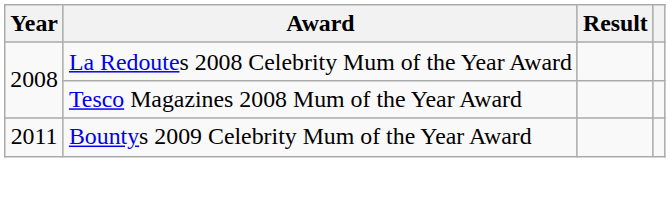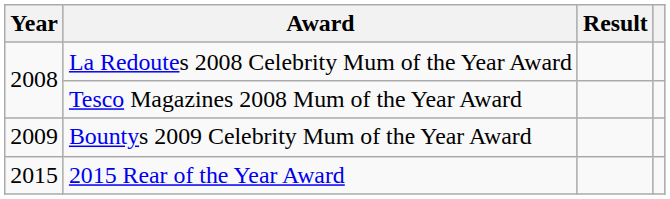(34, 136) 2011 -> (34, 136) 2009
+ row: (207, 174)
